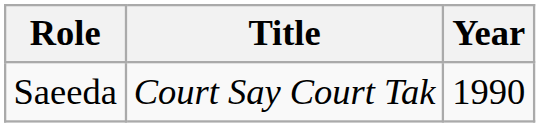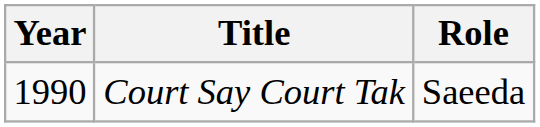columns swapped: (489, 33) <-> (65, 33)
